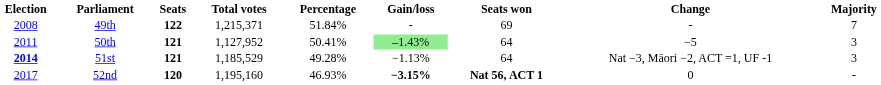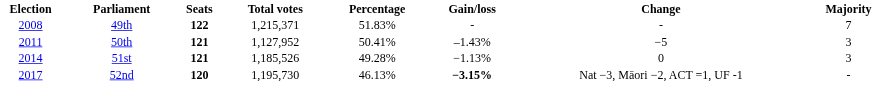- column: (506, 9)
(328, 25) 51.84% -> (377, 25) 51.83%
(411, 42) lightgreen background -> (472, 42) no background
(26, 58) bold -> (31, 58) normal
(239, 58) 1,185,529 -> (275, 58) 1,185,526
(690, 58) Nat −3, Māori −2, ACT =1, UF -1 -> (661, 58) 0
(239, 75) 1,195,160 -> (275, 75) 1,195,730
(328, 75) 46.93% -> (377, 75) 46.13%
(690, 75) 0 -> (661, 75) Nat −3, Māori −2, ACT =1, UF -1
